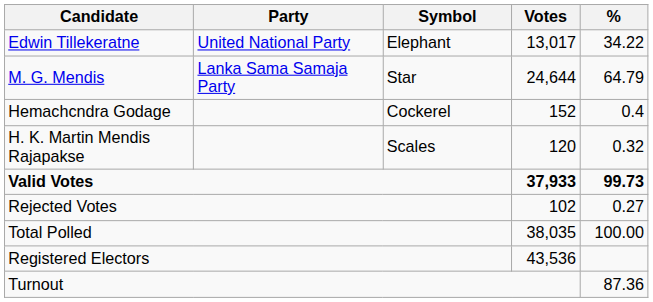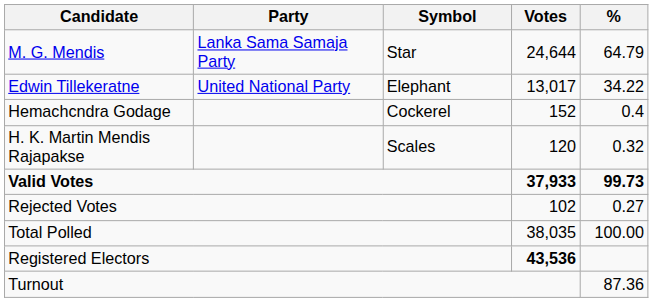rows swapped: (56, 77) <-> (74, 42)
(551, 258) normal -> (551, 258) bold
